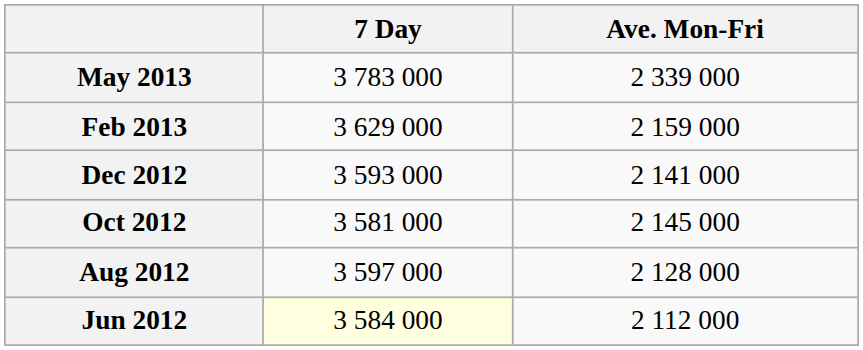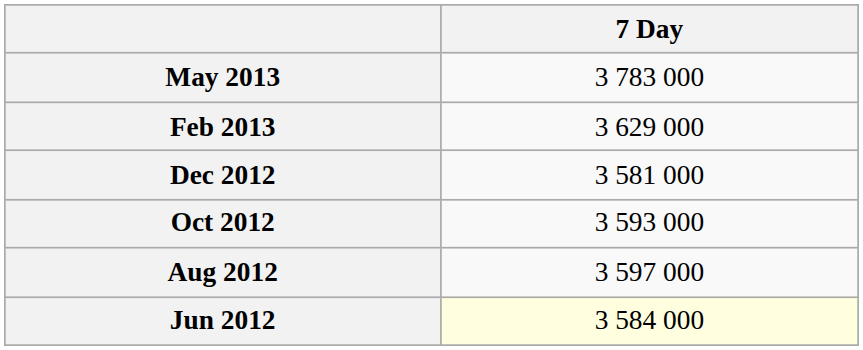- column: (685, 28)
(388, 174) 3 593 000 -> (649, 174) 3 581 000
(388, 223) 3 581 000 -> (649, 223) 3 593 000
